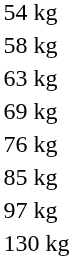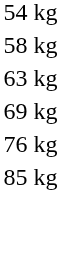- row: (30, 209)
- row: (36, 242)
